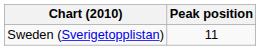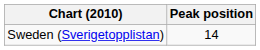(211, 34) 11 -> (211, 34) 14
